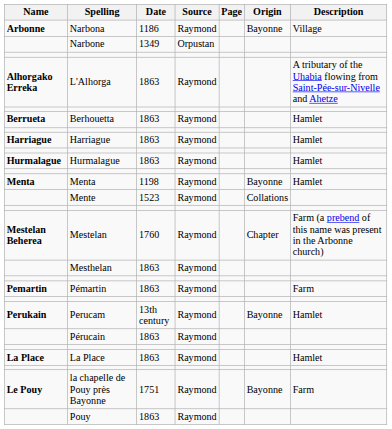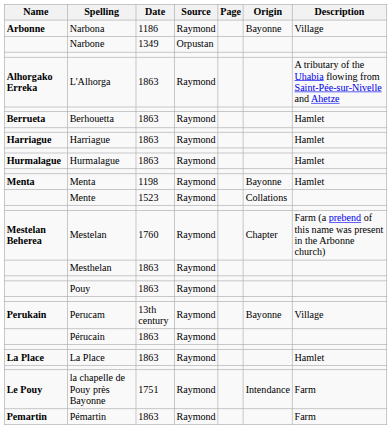rows swapped: (27, 288) <-> (36, 417)
(308, 315) Hamlet -> (309, 315) Village
(265, 389) Bayonne -> (268, 389) Intendance
